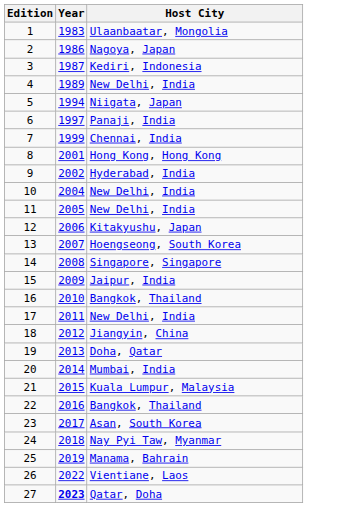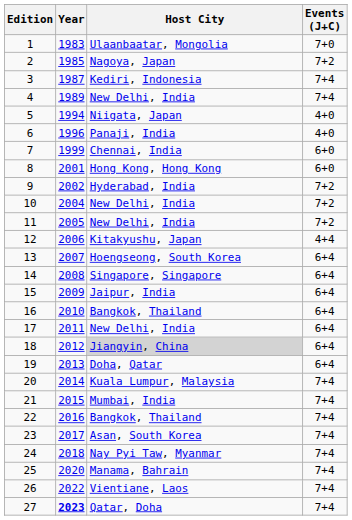+ column: (325, 20)
(71, 49) 1986 -> (71, 62) 1985
(71, 120) 1997 -> (71, 133) 1996
(139, 334) no background -> (139, 346) lightgrey background
(132, 369) Mumbai, India -> (162, 382) Kuala Lumpur, Malaysia
(162, 387) Kuala Lumpur, Malaysia -> (132, 400) Mumbai, India
(71, 458) 2019 -> (71, 471) 2020
